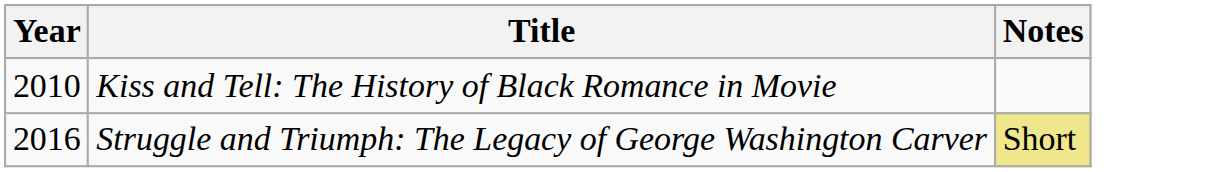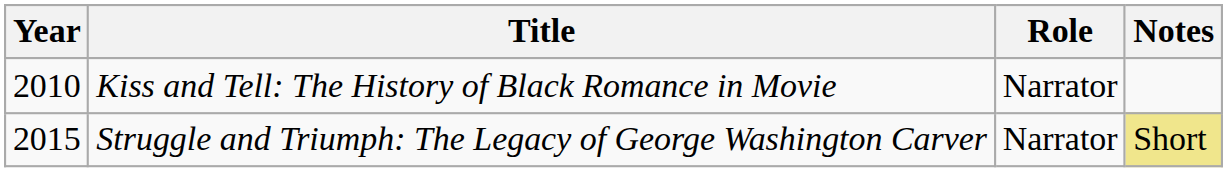+ column: (1060, 31)
(47, 138) 2016 -> (47, 138) 2015
